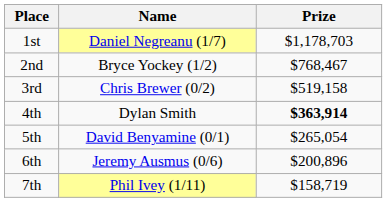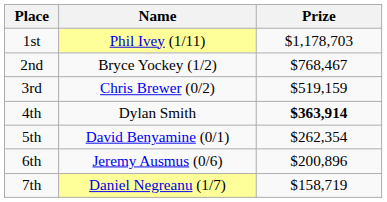(157, 40) Daniel Negreanu (1/7) -> (157, 40) Phil Ivey (1/11)
(319, 88) $519,158 -> (319, 88) $519,159
(319, 137) $265,054 -> (319, 137) $262,354
(157, 185) Phil Ivey (1/11) -> (157, 185) Daniel Negreanu (1/7)
